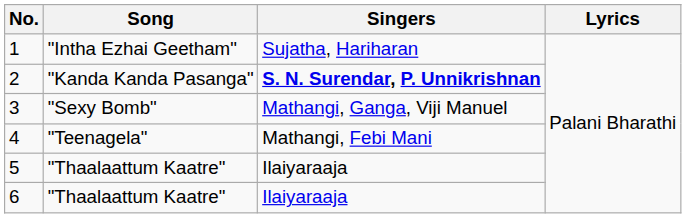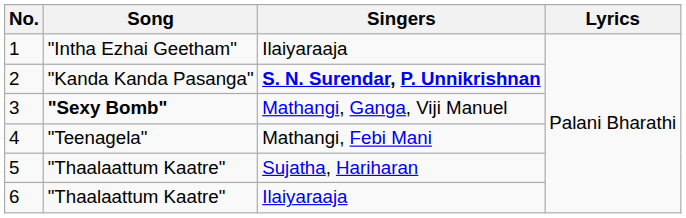(340, 49) Sujatha, Hariharan -> (305, 49) Ilaiyaraaja
(102, 108) normal -> (108, 108) bold
(305, 167) Ilaiyaraaja -> (340, 167) Sujatha, Hariharan
